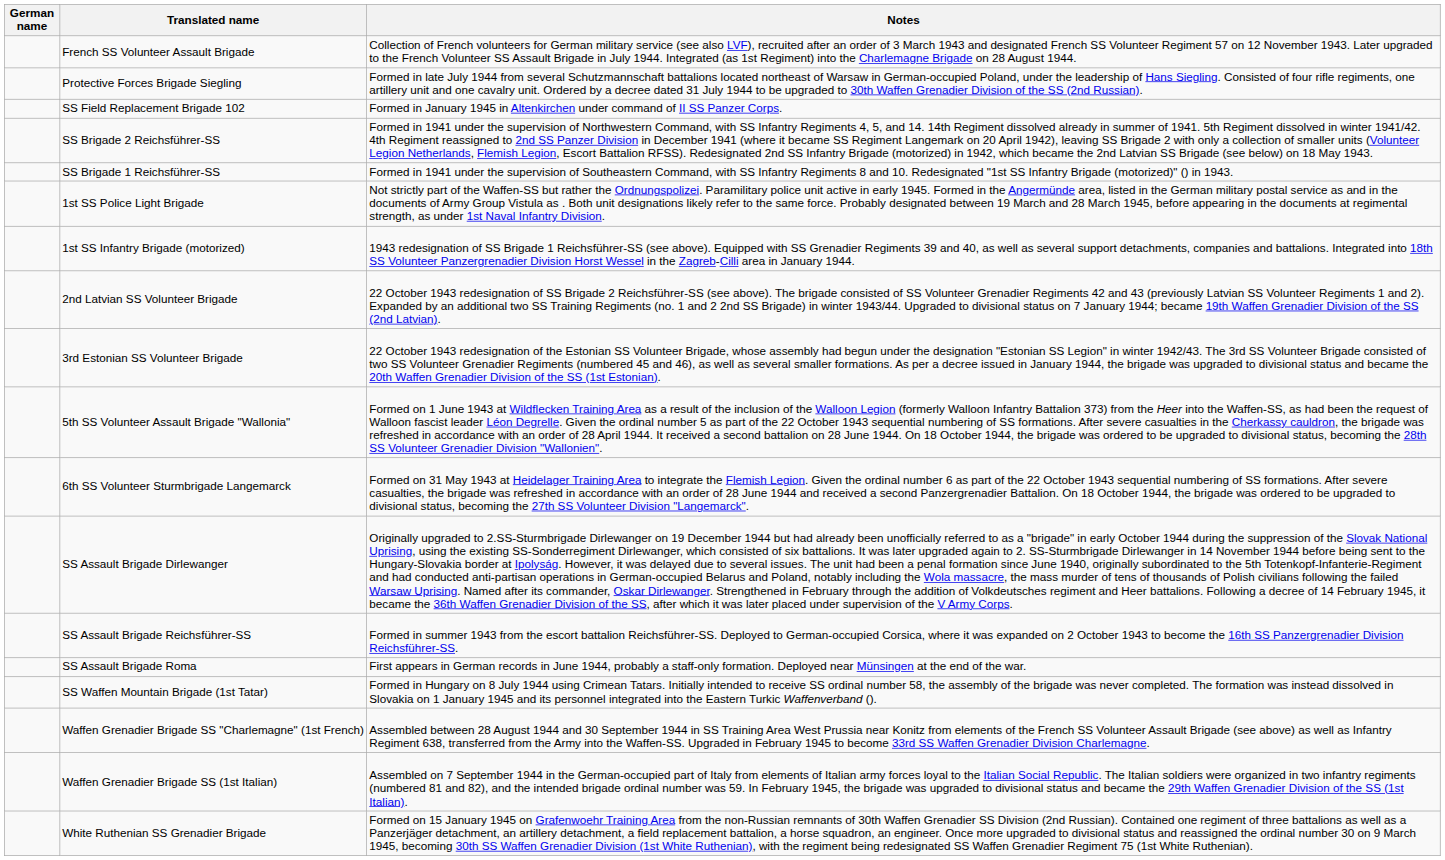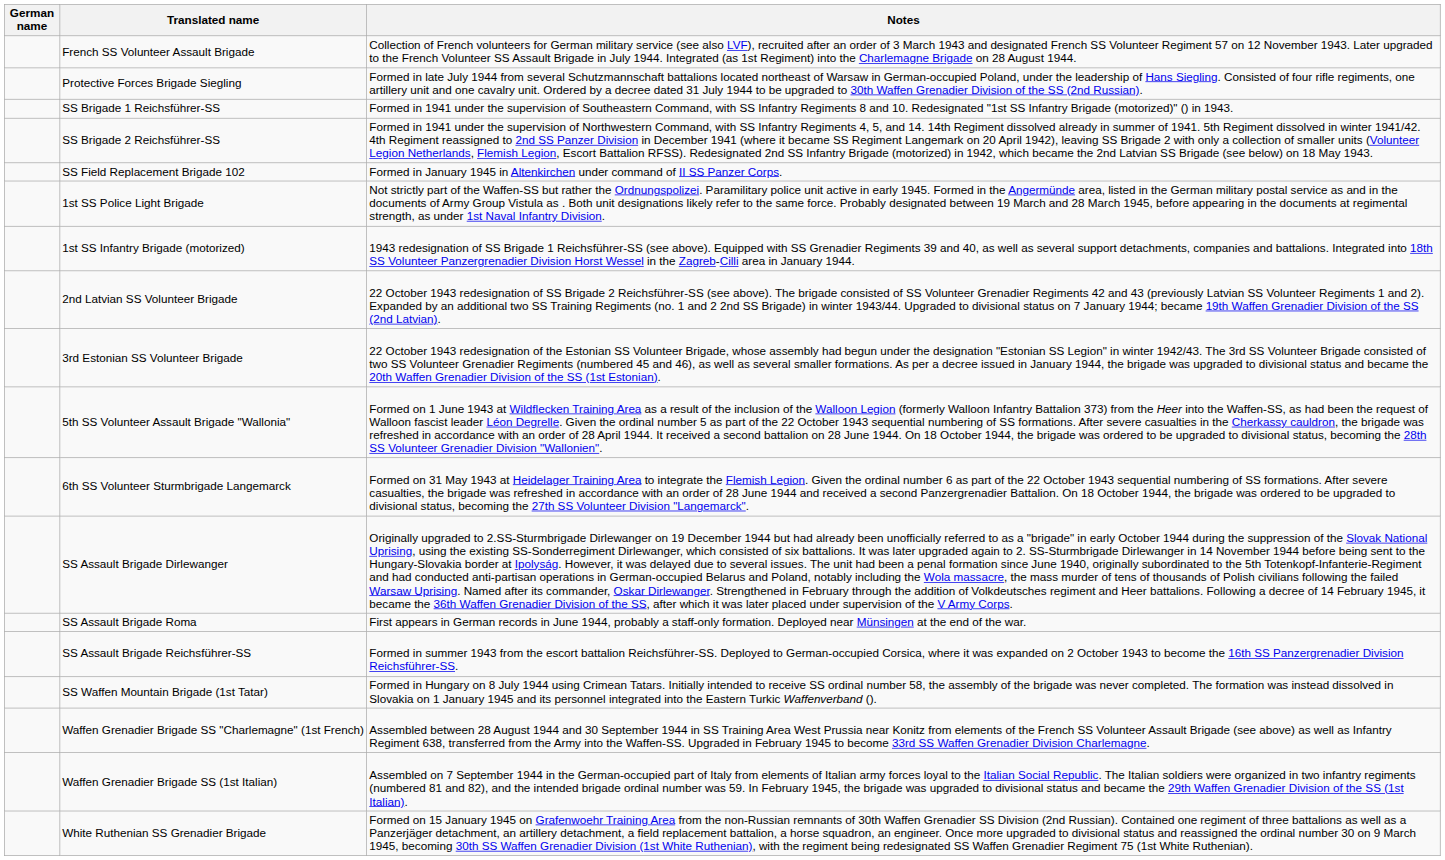rows swapped: (141, 172) <-> (153, 108)
rows swapped: (157, 635) <-> (129, 667)
